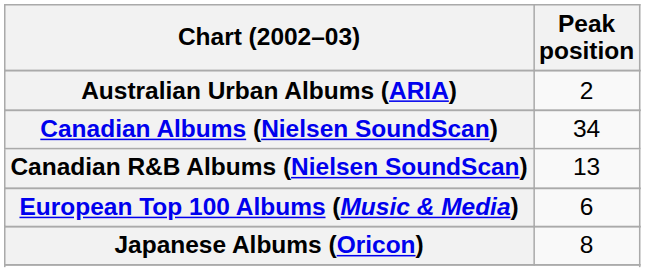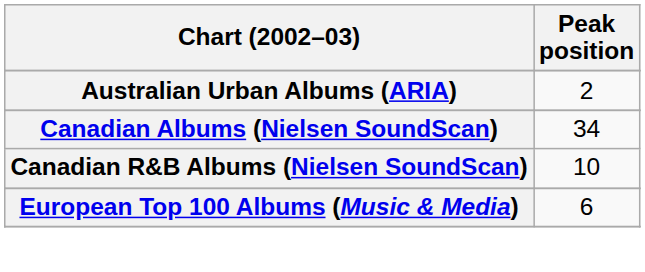(587, 167) 13 -> (587, 167) 10
- row: (269, 245)
